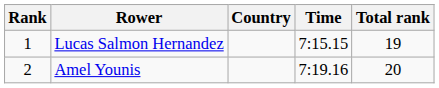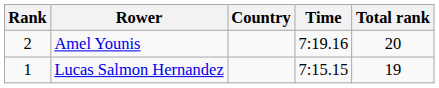rows swapped: (139, 43) <-> (97, 69)
